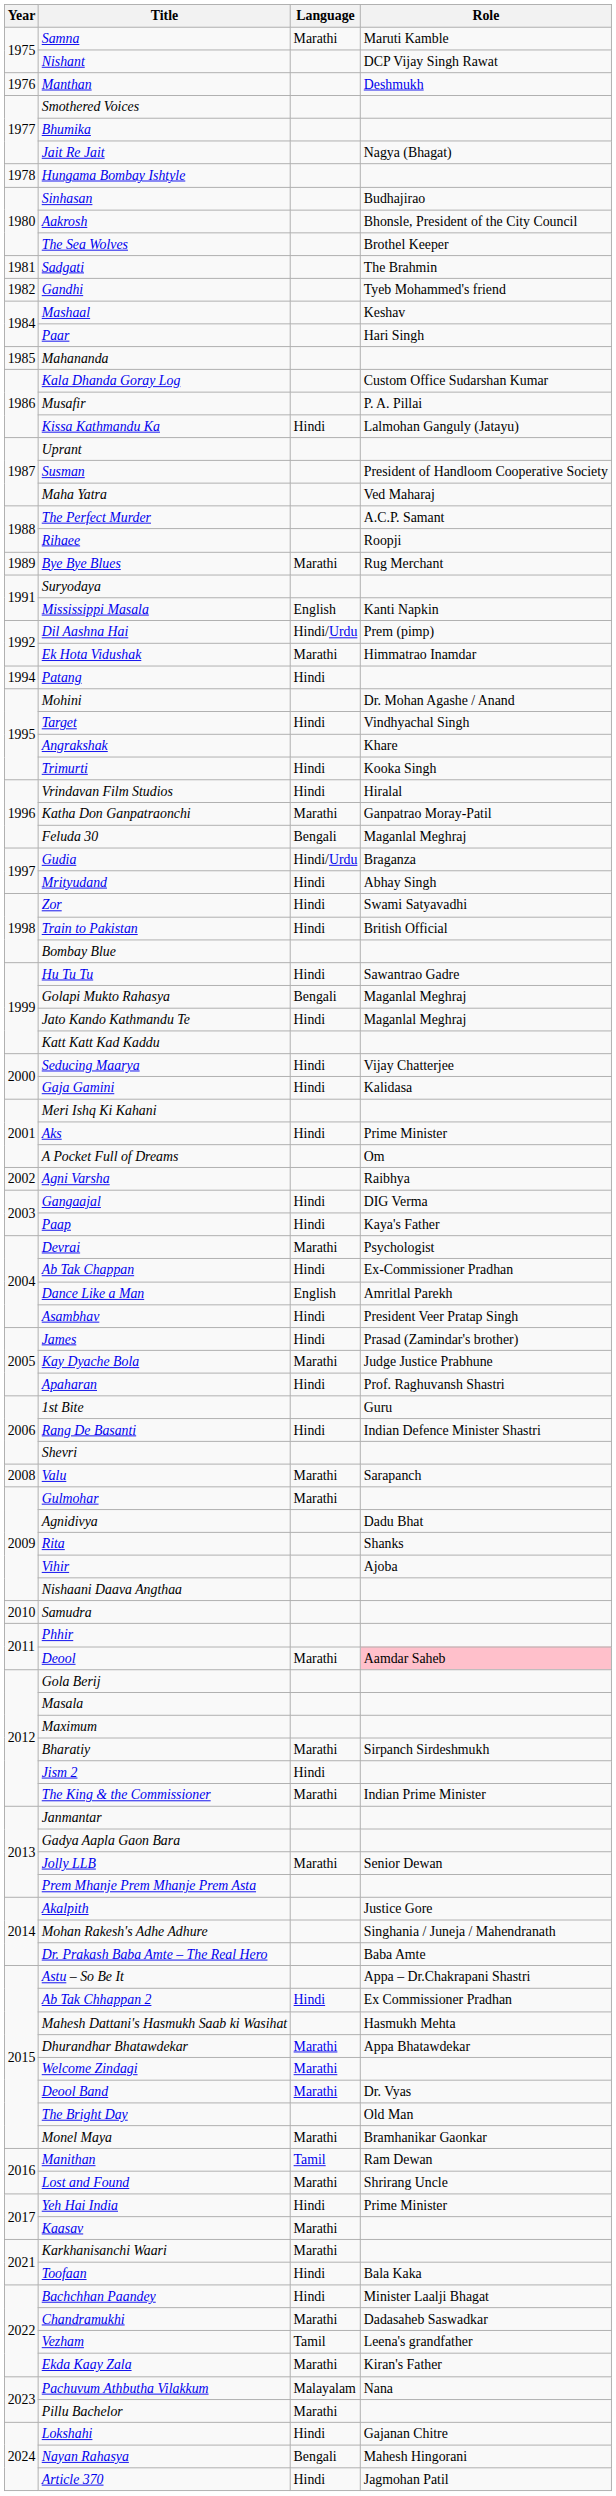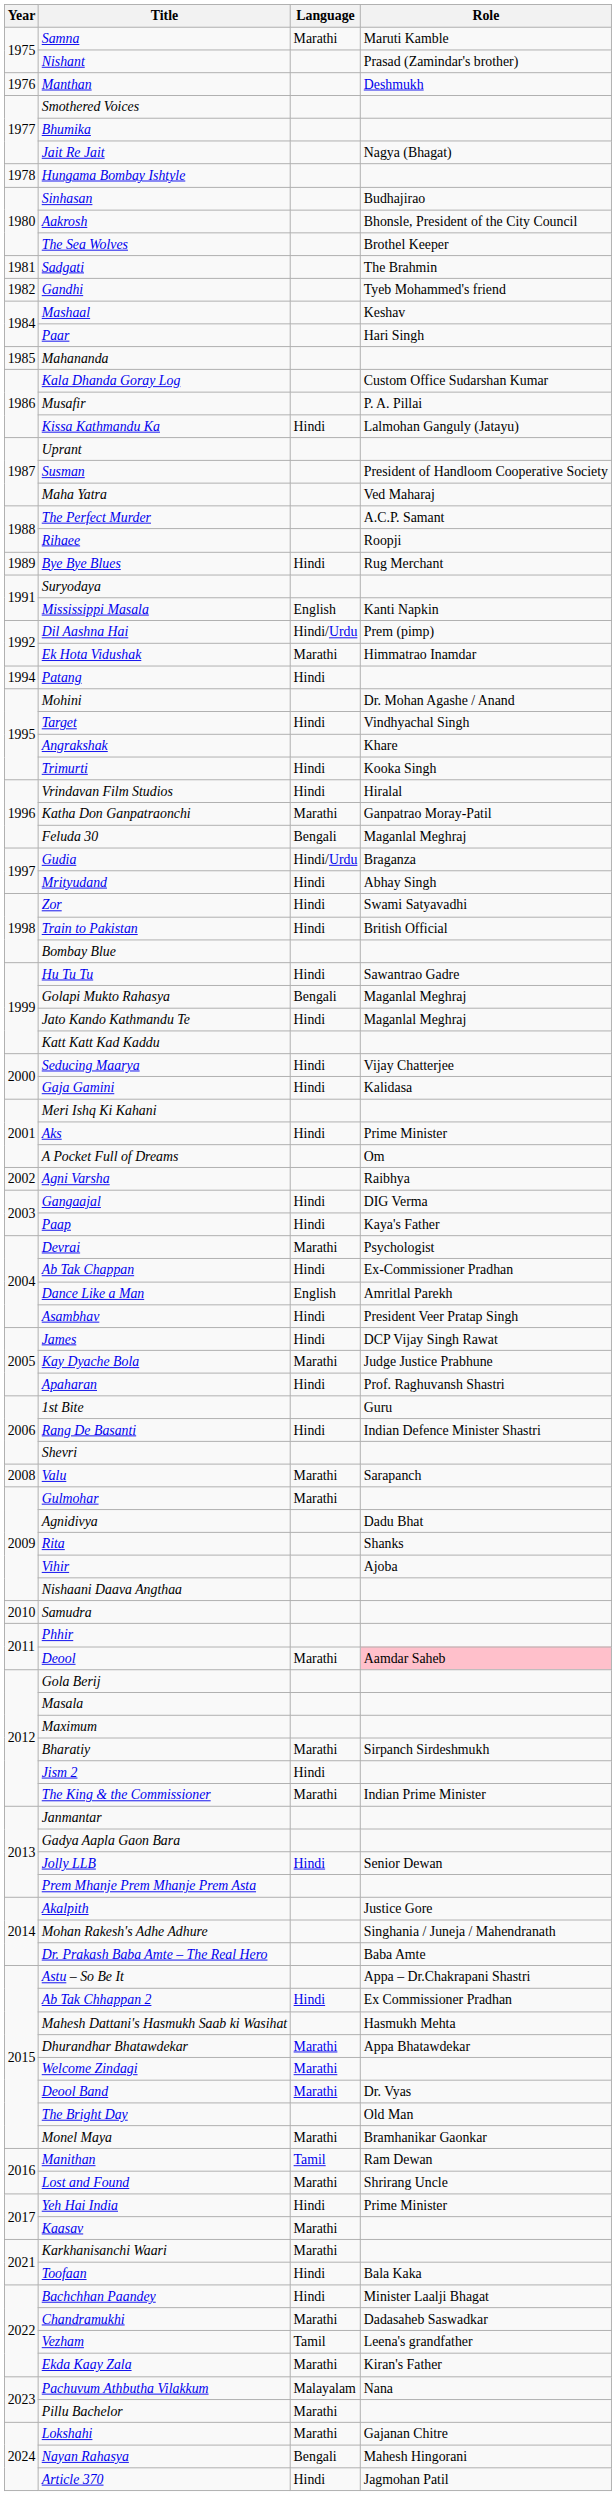(431, 61) DCP Vijay Singh Rawat -> (441, 61) Prasad (Zamindar's brother)
(315, 563) Marathi -> (309, 563) Hindi
(441, 1338) Prasad (Zamindar's brother) -> (431, 1338) DCP Vijay Singh Rawat
(315, 1863) Marathi -> (309, 1863) Hindi
(309, 2433) Hindi -> (315, 2433) Marathi
